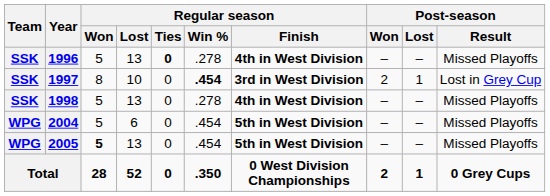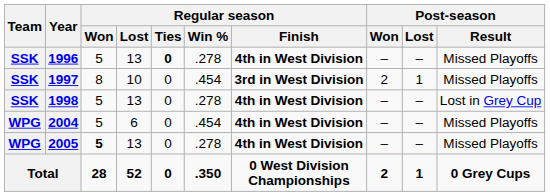(208, 80) bold -> (208, 80) normal
(491, 80) Lost in Grey Cup -> (491, 80) Missed Playoffs
(491, 101) Missed Playoffs -> (491, 101) Lost in Grey Cup
(299, 122) 5th in West Division -> (299, 122) 4th in West Division
(208, 144) .454 -> (208, 144) .278
(299, 144) 5th in West Division -> (299, 144) 4th in West Division
